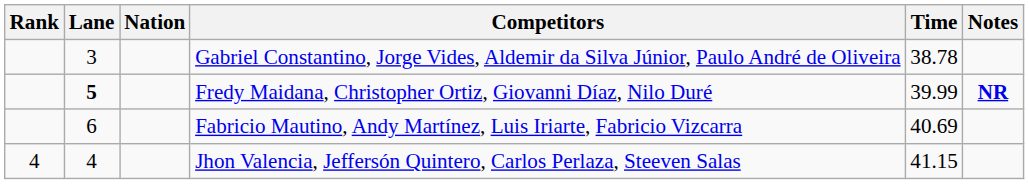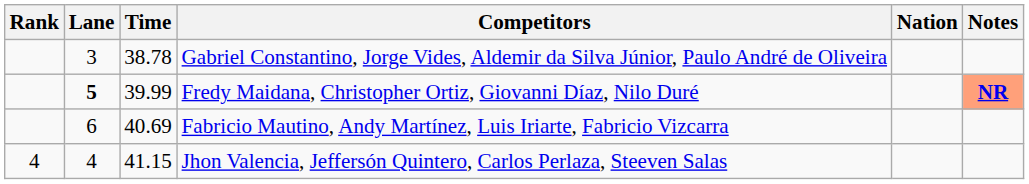columns swapped: (155, 22) <-> (934, 22)
(993, 91) no background -> (993, 91) lightsalmon background
